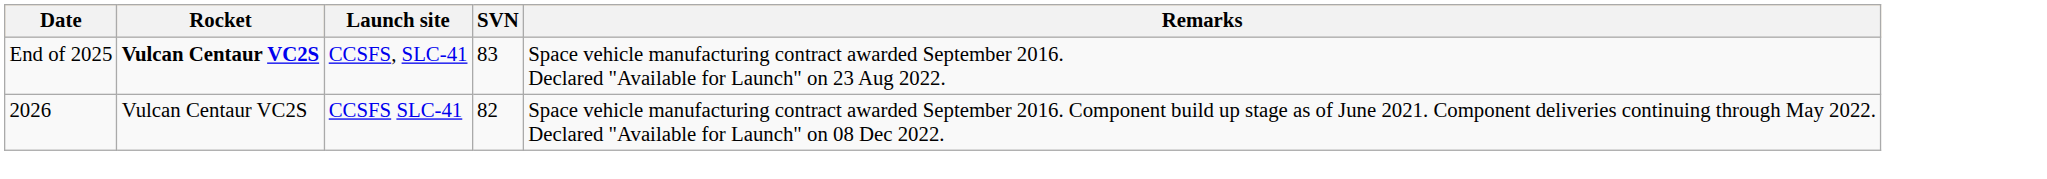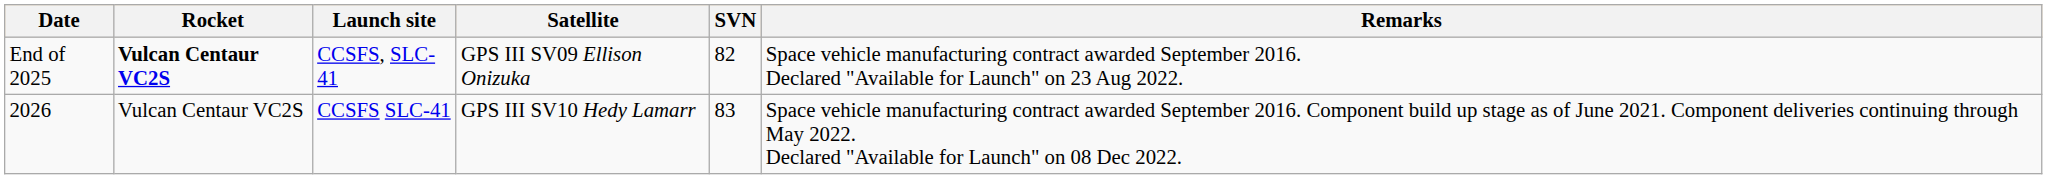+ column: (583, 20)
(487, 53) 83 -> (725, 53) 82
(487, 110) 82 -> (725, 110) 83
